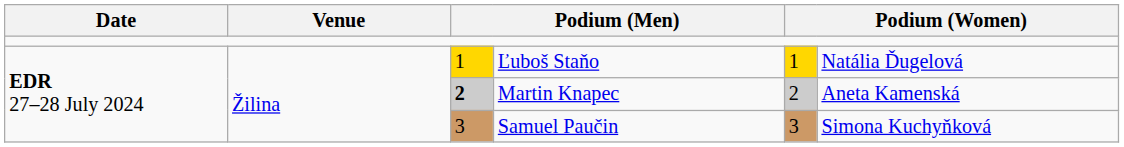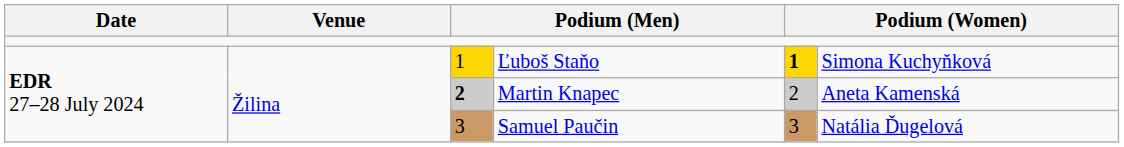(794, 61) normal -> (794, 61) bold
(892, 61) Natália Ďugelová -> (906, 61) Simona Kuchyňková
(906, 125) Simona Kuchyňková -> (892, 125) Natália Ďugelová
